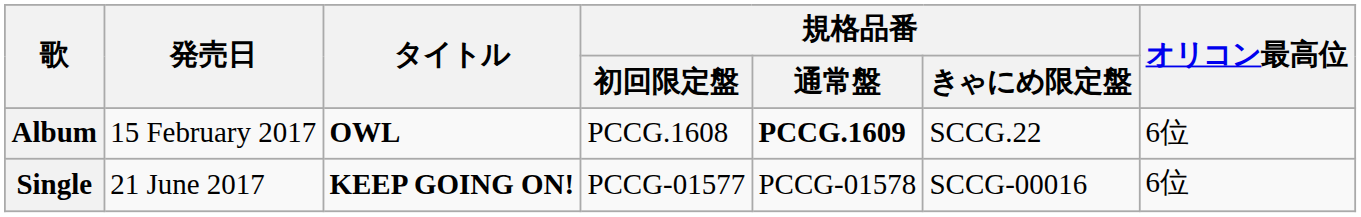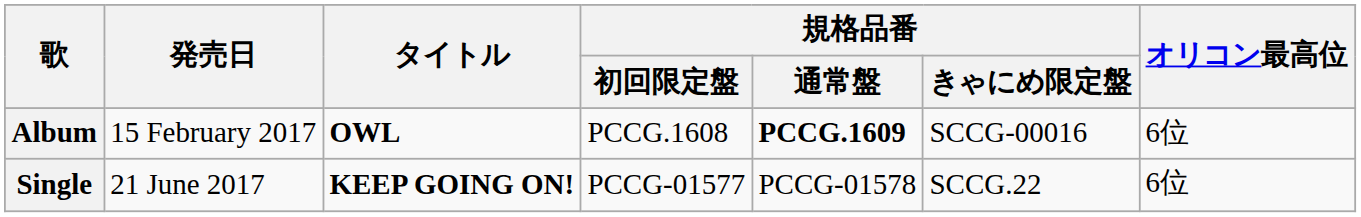(985, 132) SCCG.22 -> (1008, 132) SCCG-00016
(1008, 184) SCCG-00016 -> (985, 184) SCCG.22
